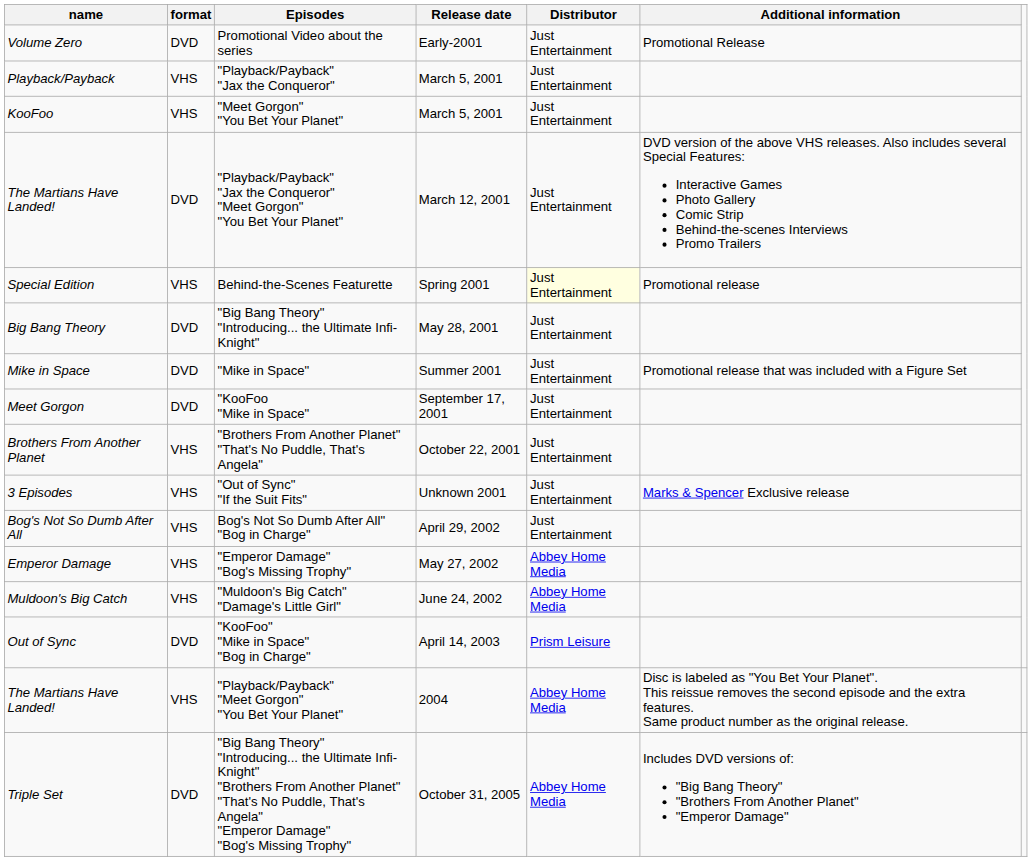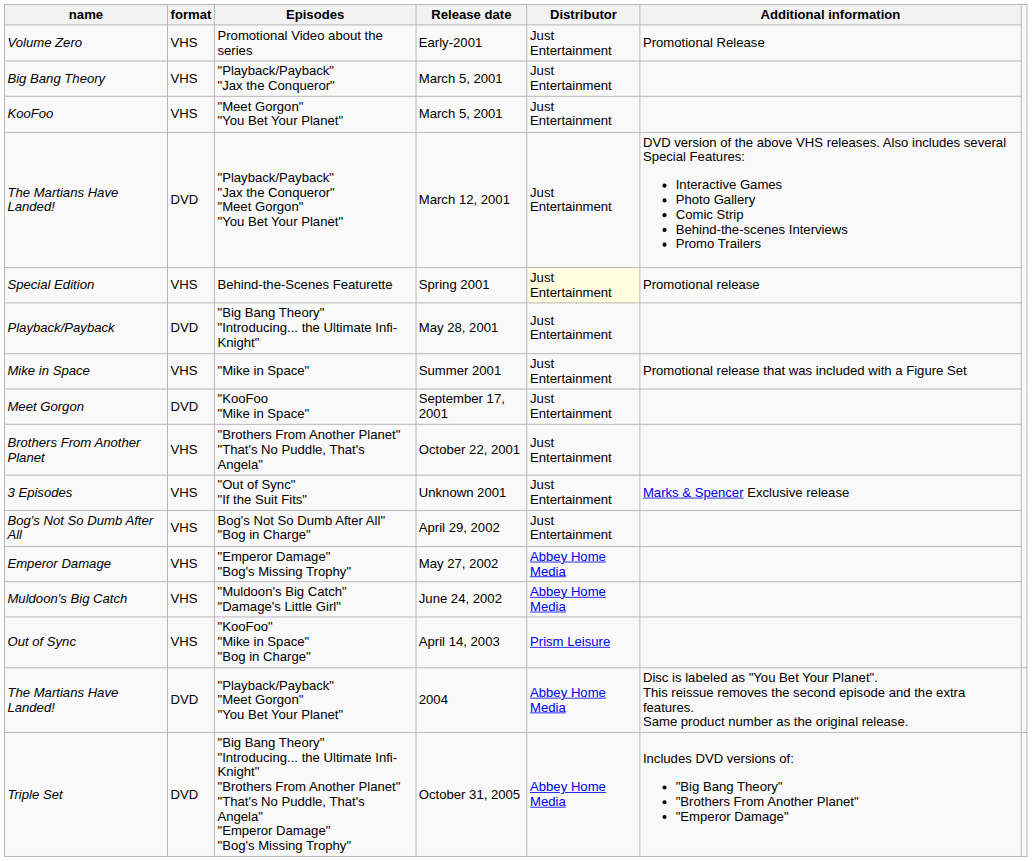(184, 43) DVD -> (184, 43) VHS
(61, 78) Playback/Payback -> (56, 78) Big Bang Theory
(56, 328) Big Bang Theory -> (61, 328) Playback/Payback
(184, 371) DVD -> (184, 371) VHS
(184, 642) DVD -> (184, 642) VHS
(184, 700) VHS -> (184, 700) DVD
